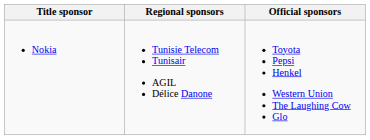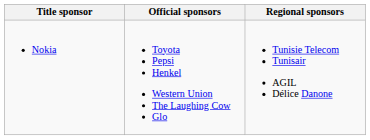columns swapped: (305, 12) <-> (185, 12)
